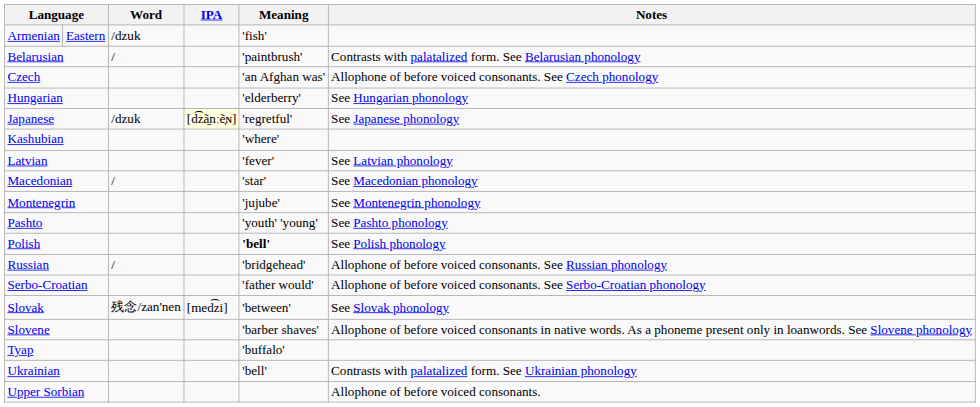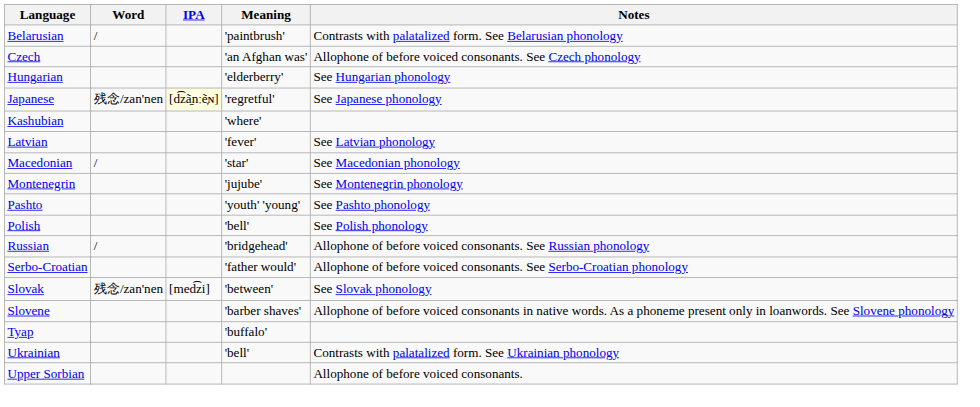- row: (34, 35)
(126, 118) /dzuk -> (128, 98) 残念/zan'nen
(256, 243) bold -> (237, 225) normal
